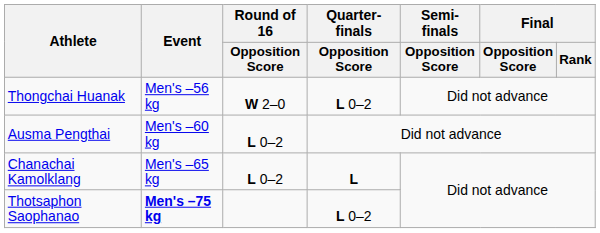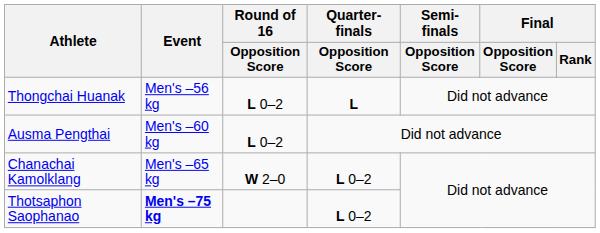(265, 104) W 2–0 -> (265, 104) L 0–2
(354, 104) L 0–2 -> (354, 104) L
(265, 180) L 0–2 -> (265, 180) W 2–0
(354, 180) L -> (354, 180) L 0–2
